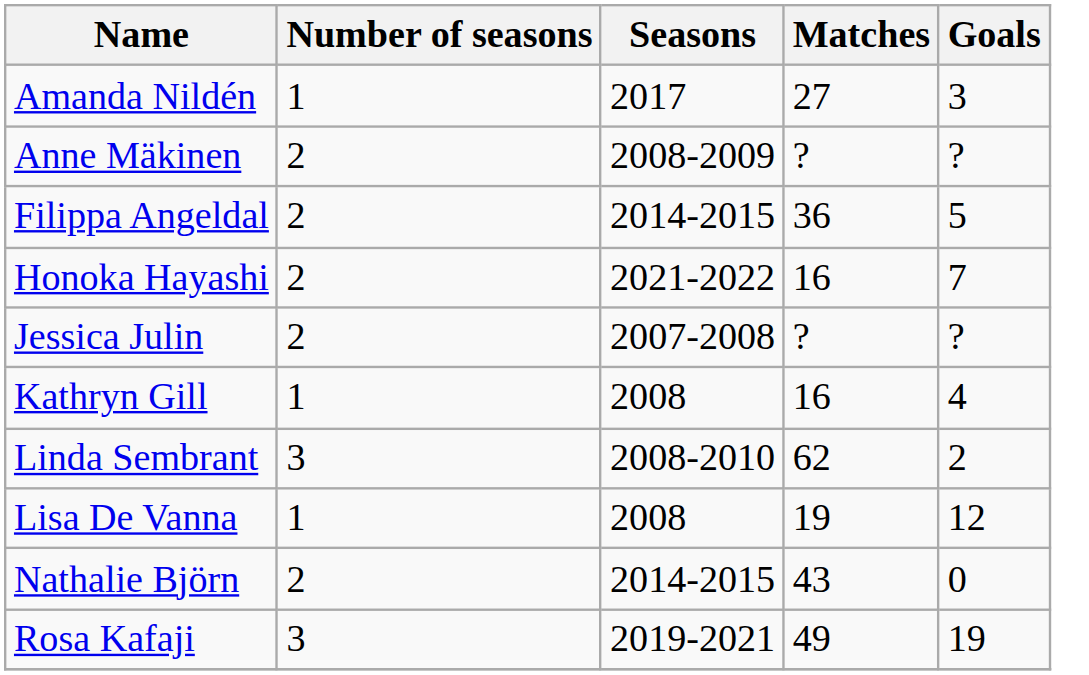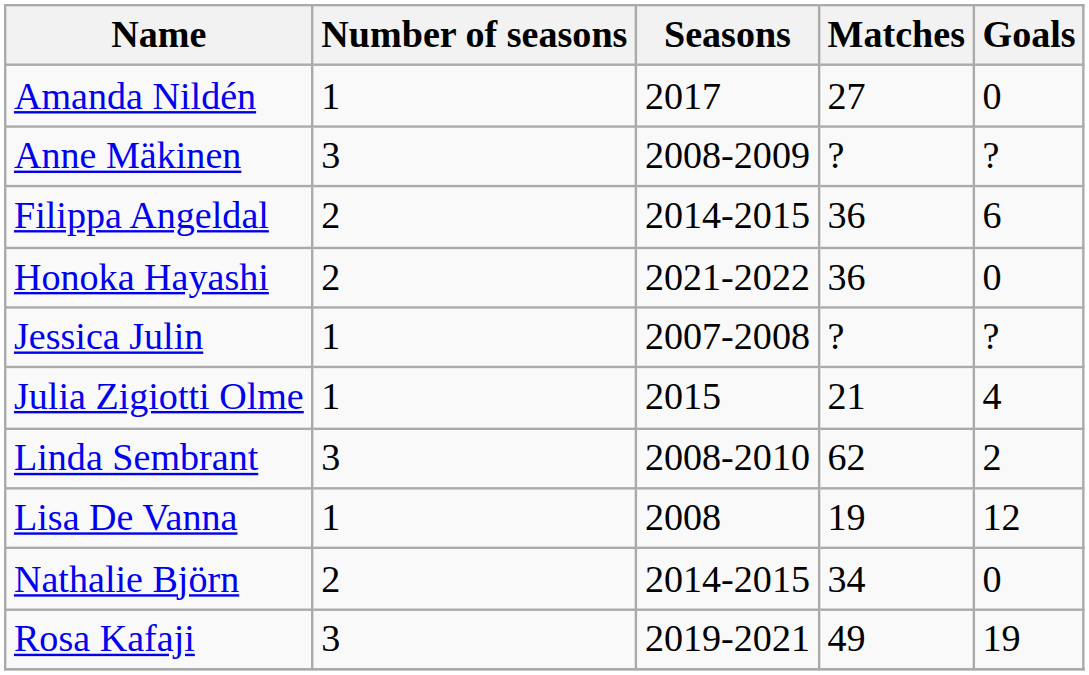(957, 95) 3 -> (992, 95) 0
(296, 155) 2 -> (331, 155) 3
(957, 215) 5 -> (992, 215) 6
(812, 276) 16 -> (847, 276) 36
(957, 276) 7 -> (992, 276) 0
(296, 336) 2 -> (331, 336) 1
+ row: (159, 397)
- row: (111, 397)
(812, 578) 43 -> (847, 578) 34
